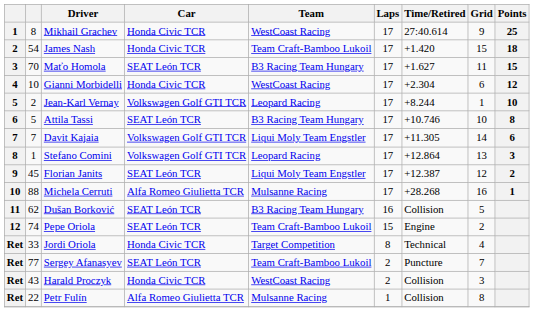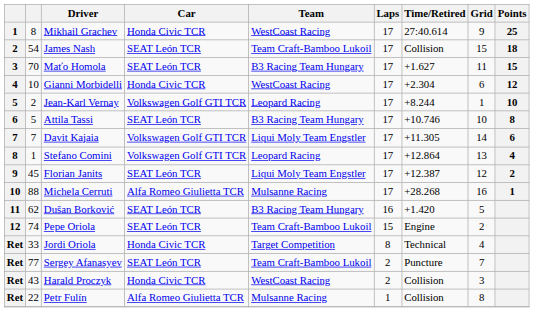(166, 49) Honda Civic TCR -> (164, 49) SEAT León TCR
(419, 49) +1.420 -> (424, 49) Collision
(512, 155) 3 -> (512, 155) 4
(424, 209) Collision -> (419, 209) +1.420
